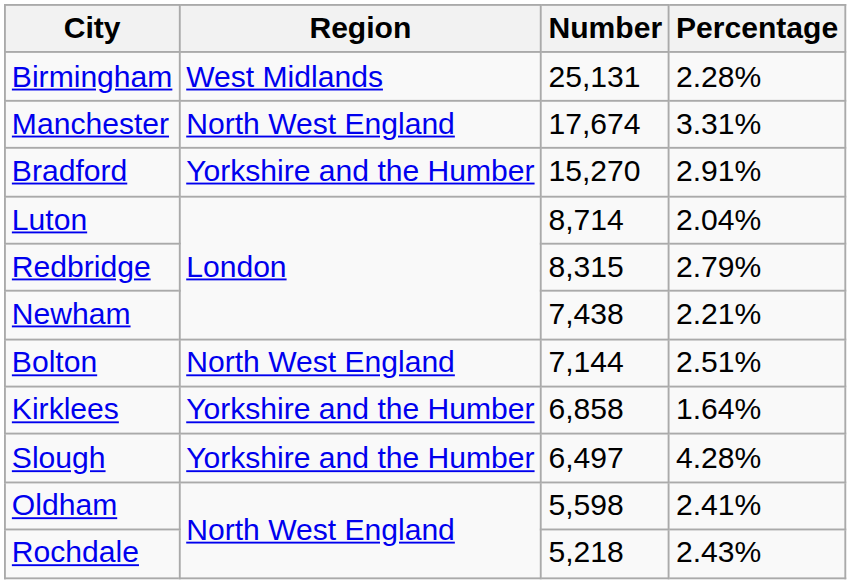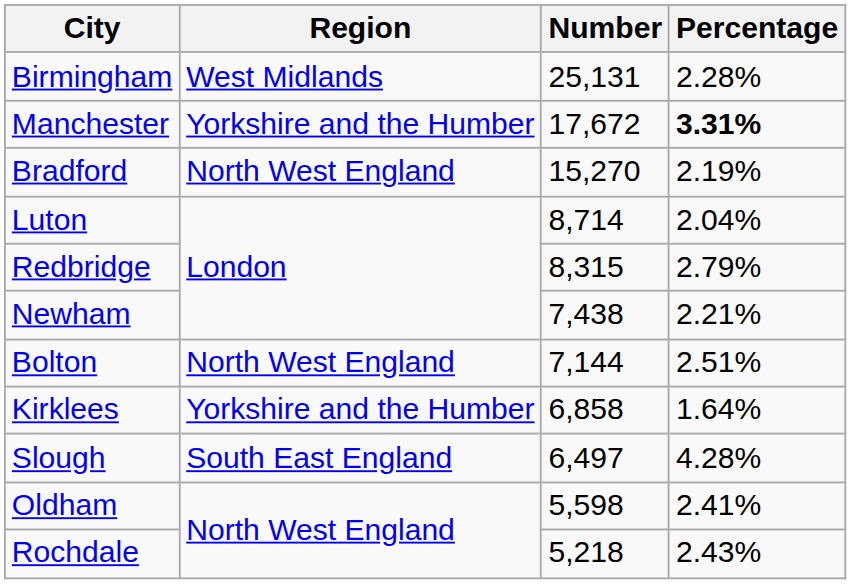(321, 123) North West England -> (360, 123) Yorkshire and the Humber
(594, 123) 17,674 -> (594, 123) 17,672
(719, 123) normal -> (719, 123) bold
(360, 171) Yorkshire and the Humber -> (321, 171) North West England
(719, 171) 2.91% -> (719, 171) 2.19%
(360, 457) Yorkshire and the Humber -> (319, 457) South East England
